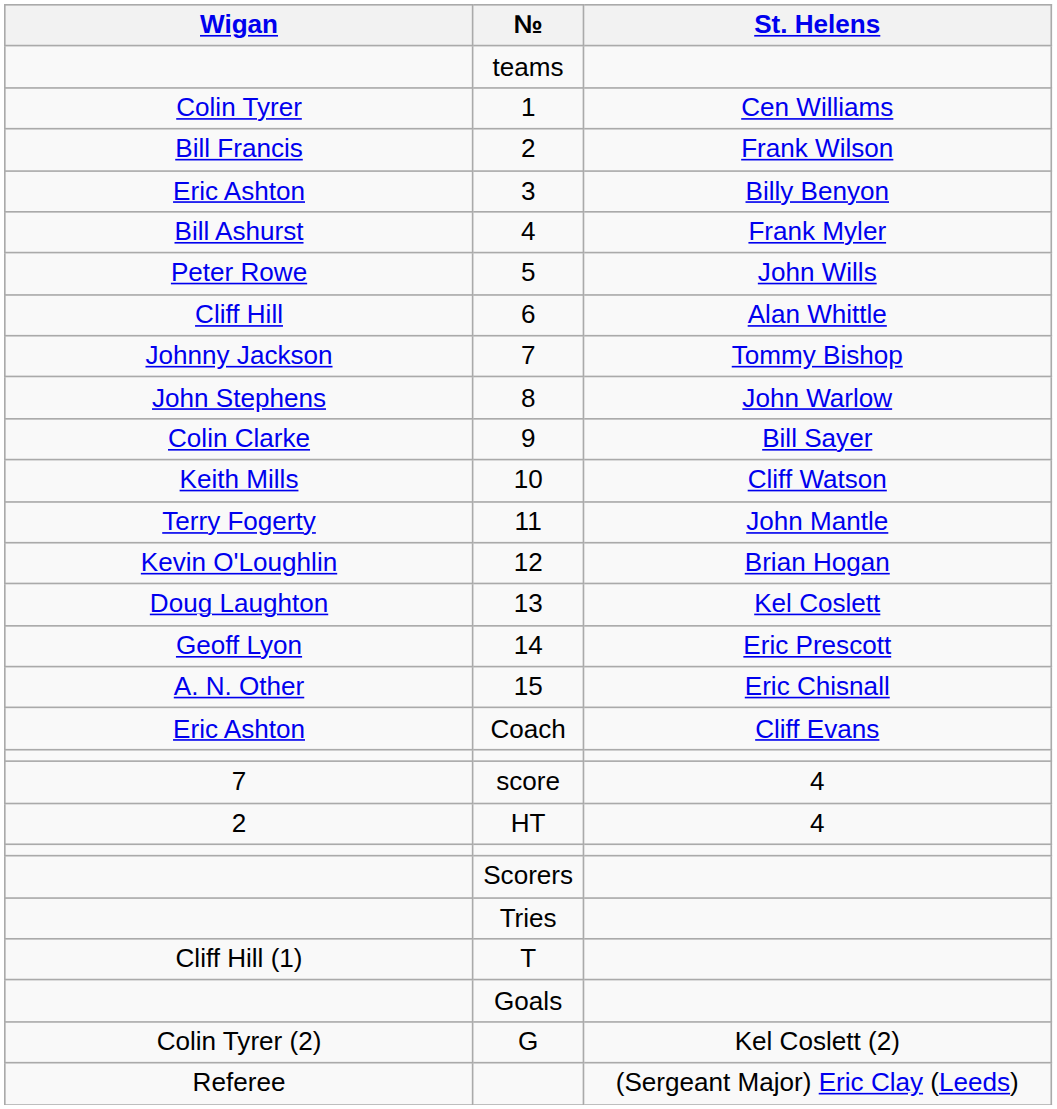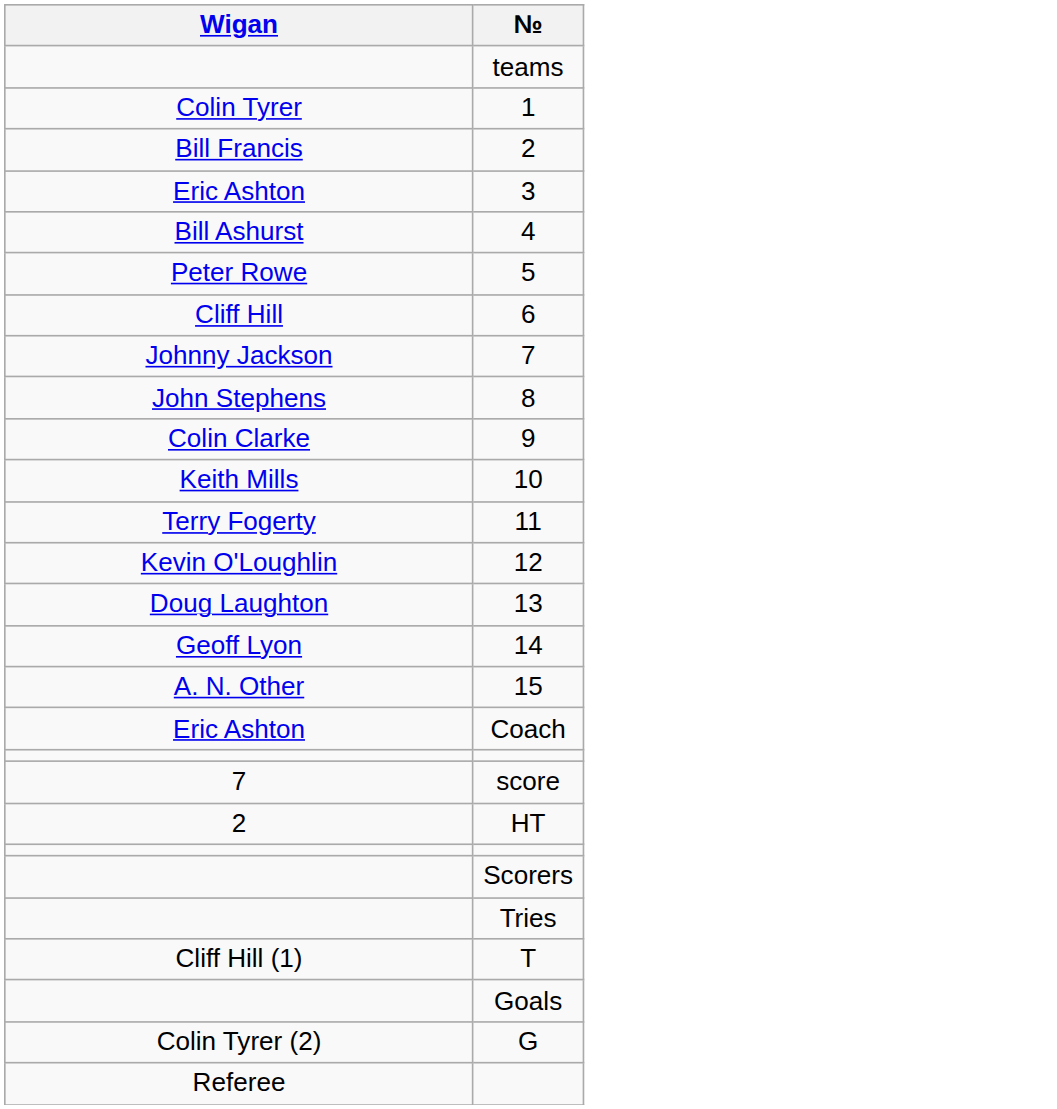- column: (817, 25)
